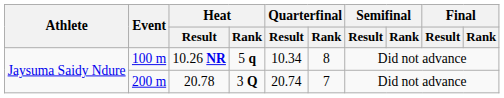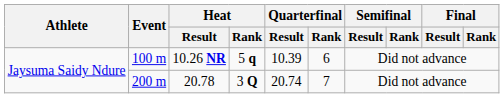(286, 59) 10.34 -> (286, 59) 10.39
(326, 59) 8 -> (326, 59) 6
